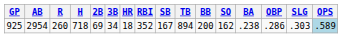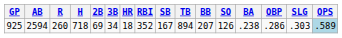(37, 26) 2954 -> (37, 26) 2594
(206, 26) 200 -> (206, 26) 207
(226, 26) 162 -> (226, 26) 126
